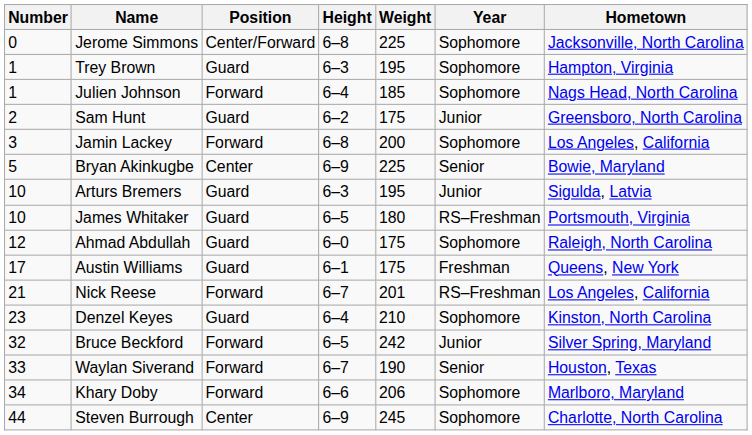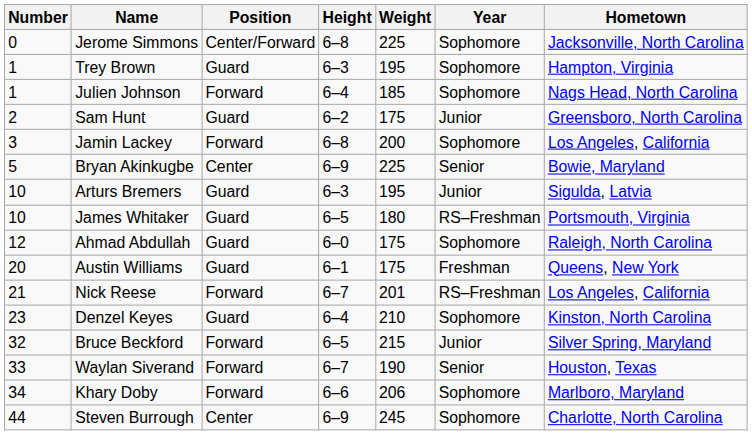(17, 267) 17 -> (17, 267) 20
(392, 343) 242 -> (392, 343) 215
